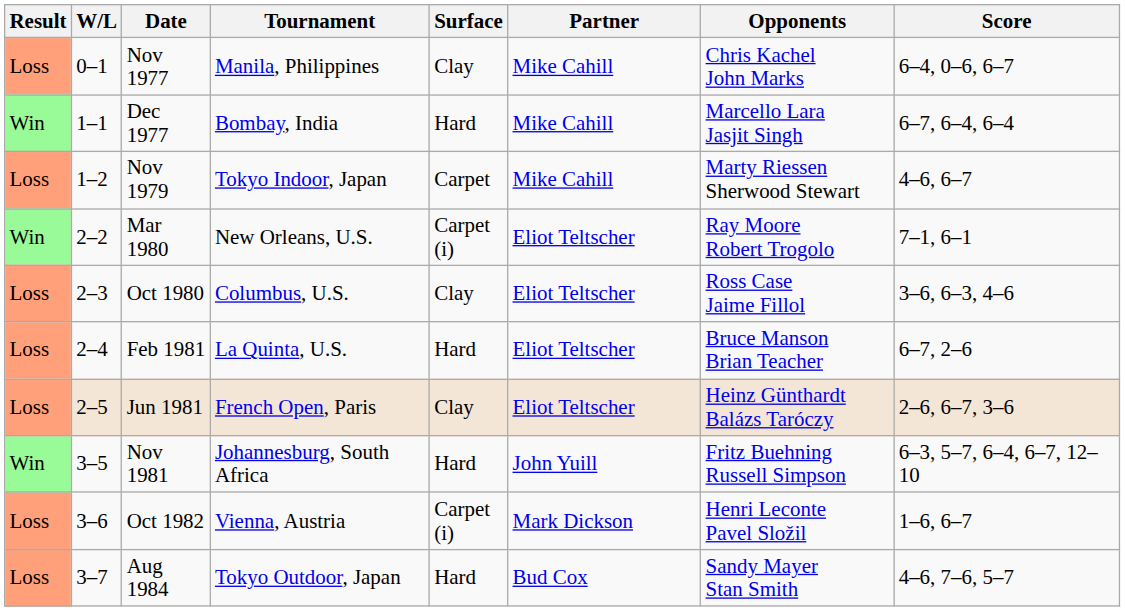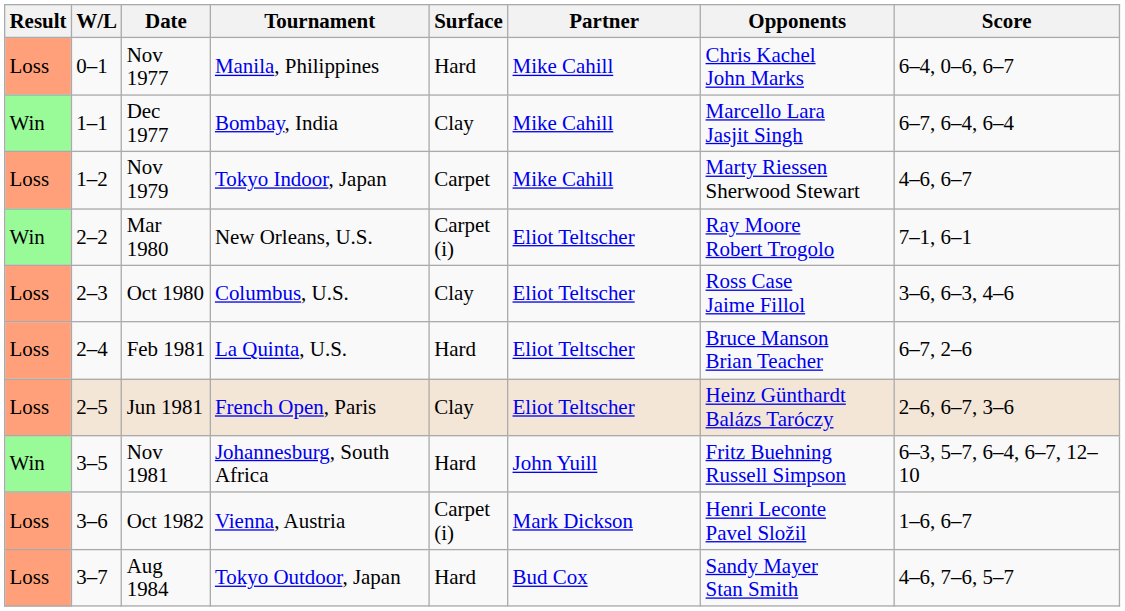(454, 66) Clay -> (455, 66) Hard
(455, 122) Hard -> (454, 122) Clay
